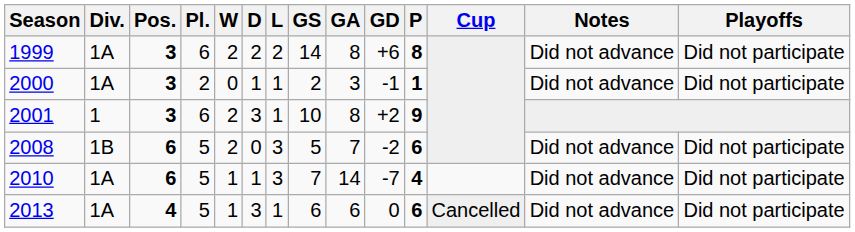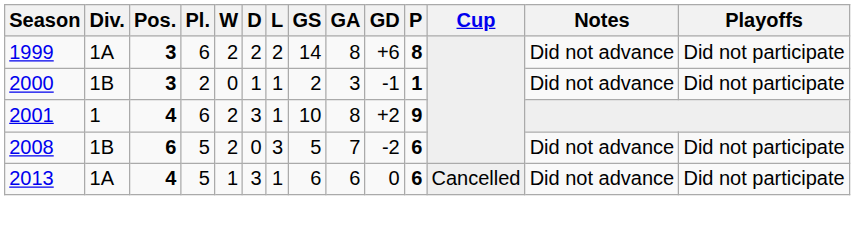(102, 83) 1A -> (102, 83) 1B
(171, 115) 3 -> (171, 115) 4
- row: (31, 178)
